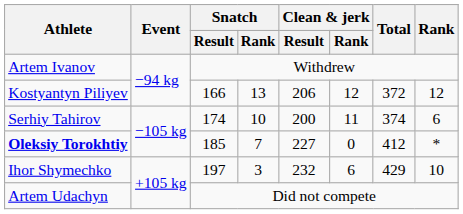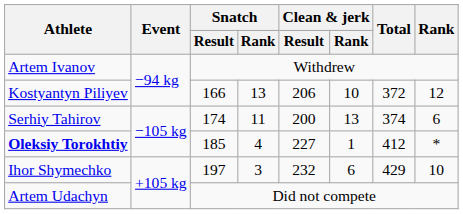(351, 93) 12 -> (351, 93) 10
(258, 118) 10 -> (258, 118) 11
(351, 118) 11 -> (351, 118) 13
(258, 144) 7 -> (258, 144) 4
(351, 144) 0 -> (351, 144) 1
